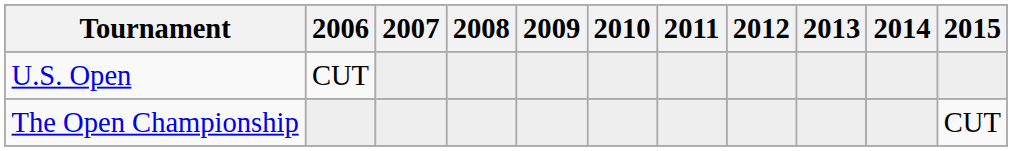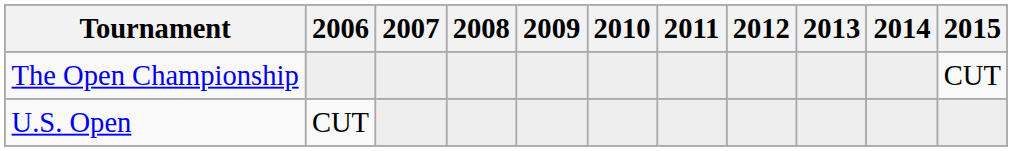rows swapped: (71, 75) <-> (155, 122)
